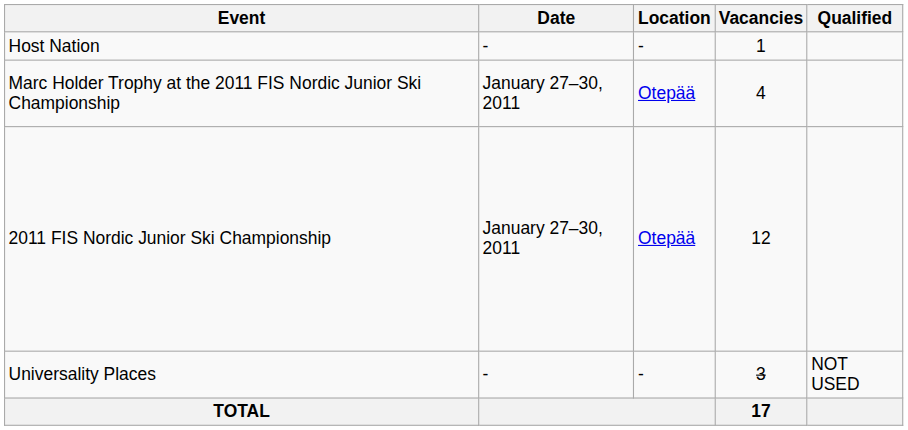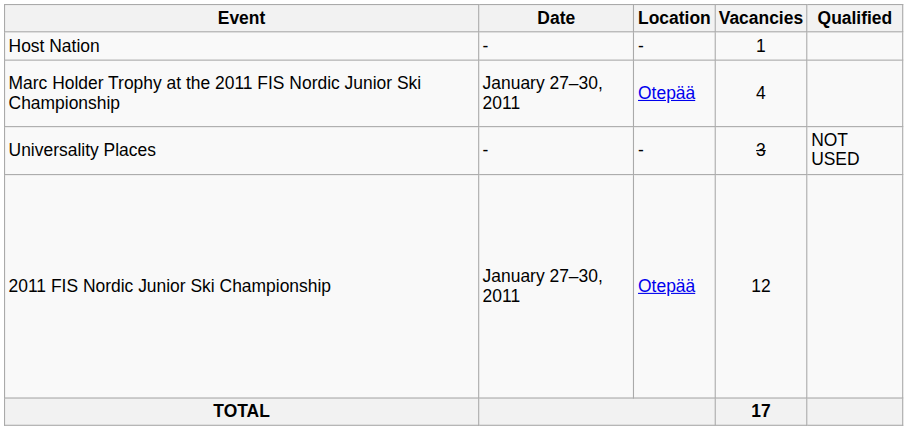rows swapped: (170, 238) <-> (82, 374)
